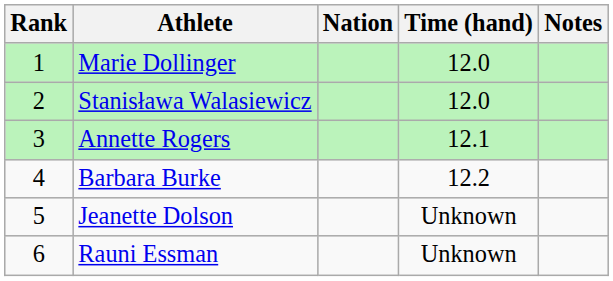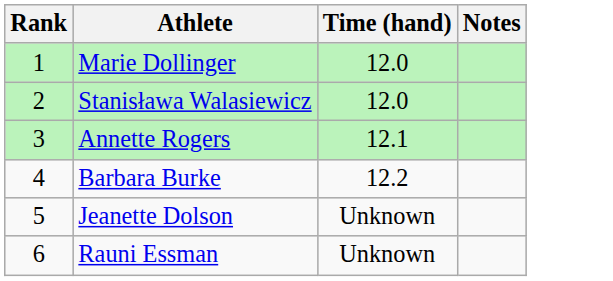- column: (358, 23)
